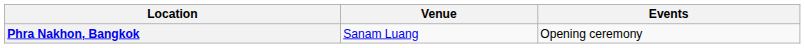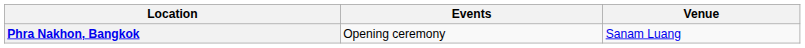columns swapped: (439, 14) <-> (669, 14)
